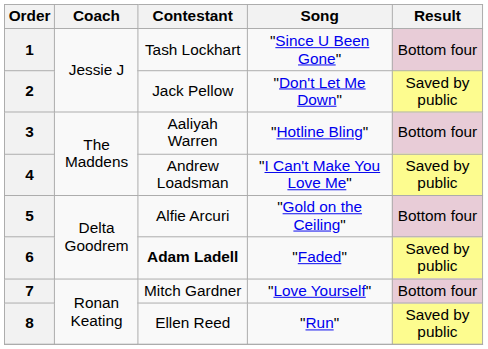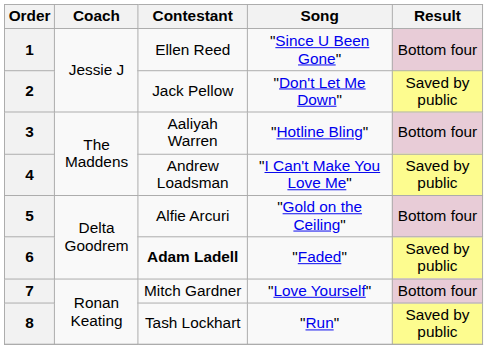(193, 49) Tash Lockhart -> (193, 49) Ellen Reed
(193, 323) Ellen Reed -> (193, 323) Tash Lockhart
